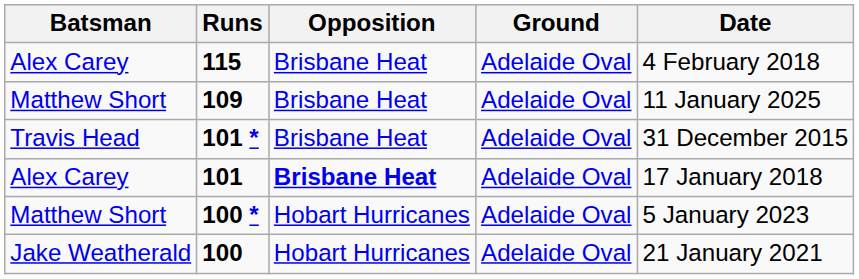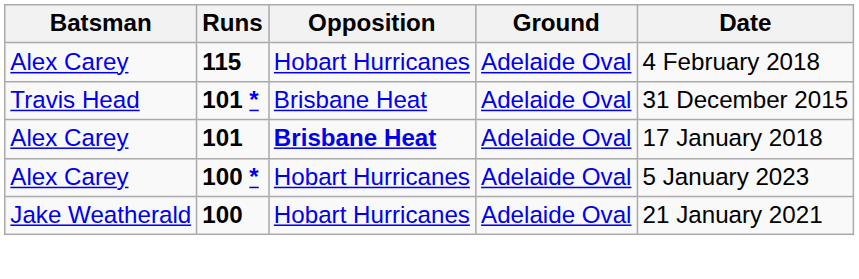(350, 61) Brisbane Heat -> (372, 61) Hobart Hurricanes
- row: (222, 100)
(88, 215) Matthew Short -> (69, 176) Alex Carey
